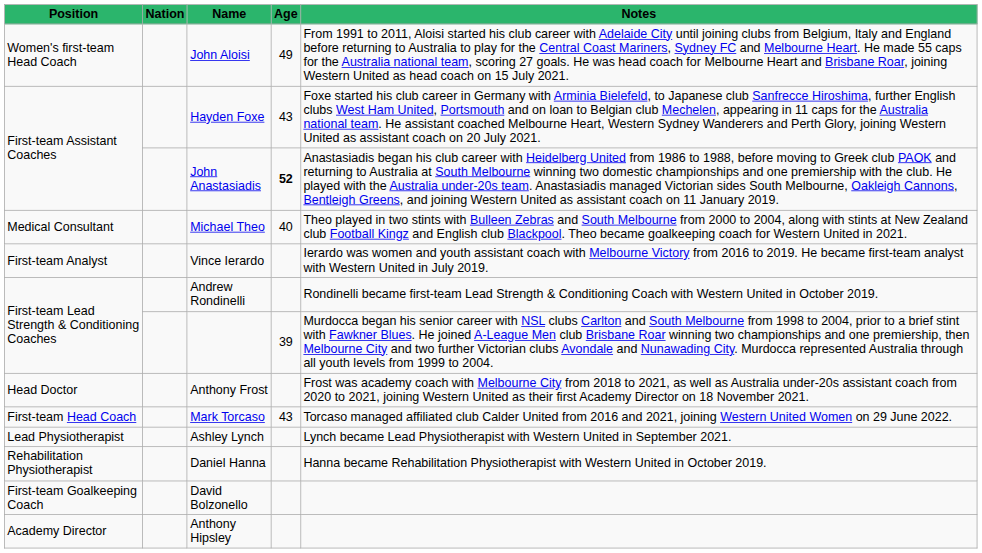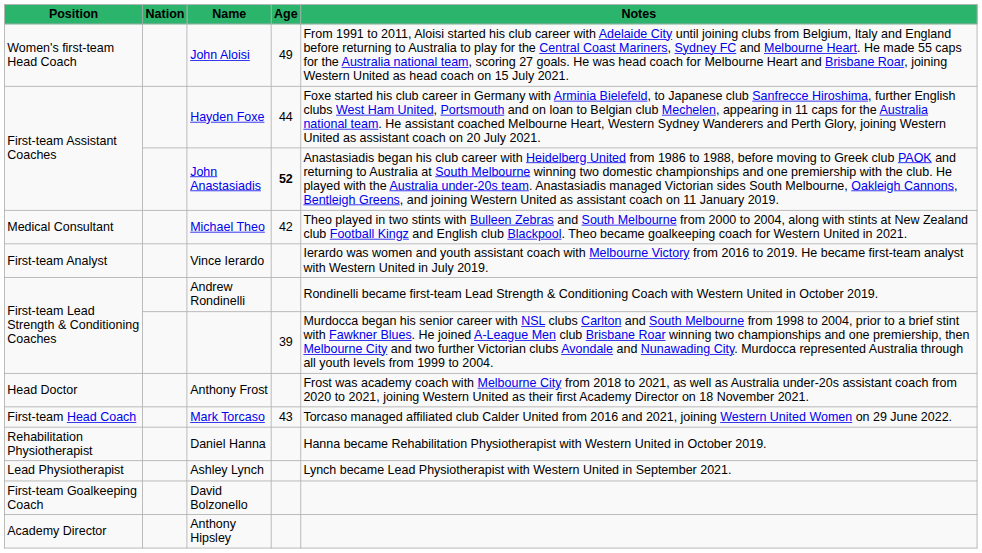(286, 117) 43 -> (286, 117) 44
(286, 226) 40 -> (286, 226) 42
rows swapped: (227, 436) <-> (228, 463)
